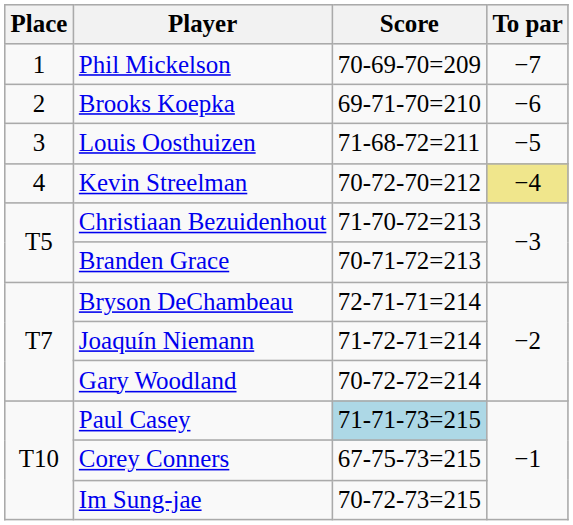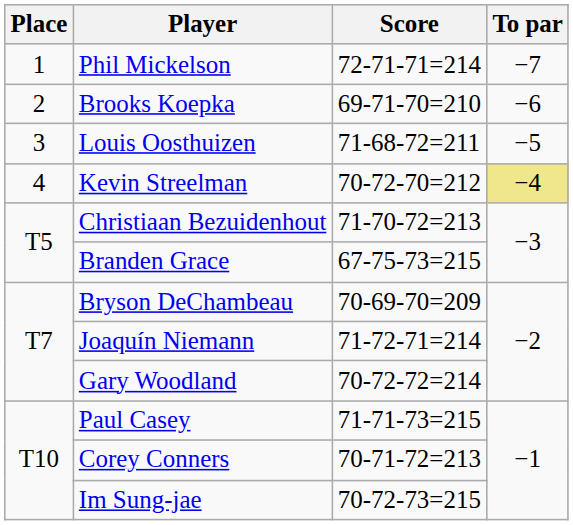(409, 63) 70-69-70=209 -> (409, 63) 72-71-71=214
(409, 261) 70-71-72=213 -> (409, 261) 67-75-73=215
(409, 301) 72-71-71=214 -> (409, 301) 70-69-70=209
(409, 420) lightblue background -> (409, 420) no background
(409, 459) 67-75-73=215 -> (409, 459) 70-71-72=213
